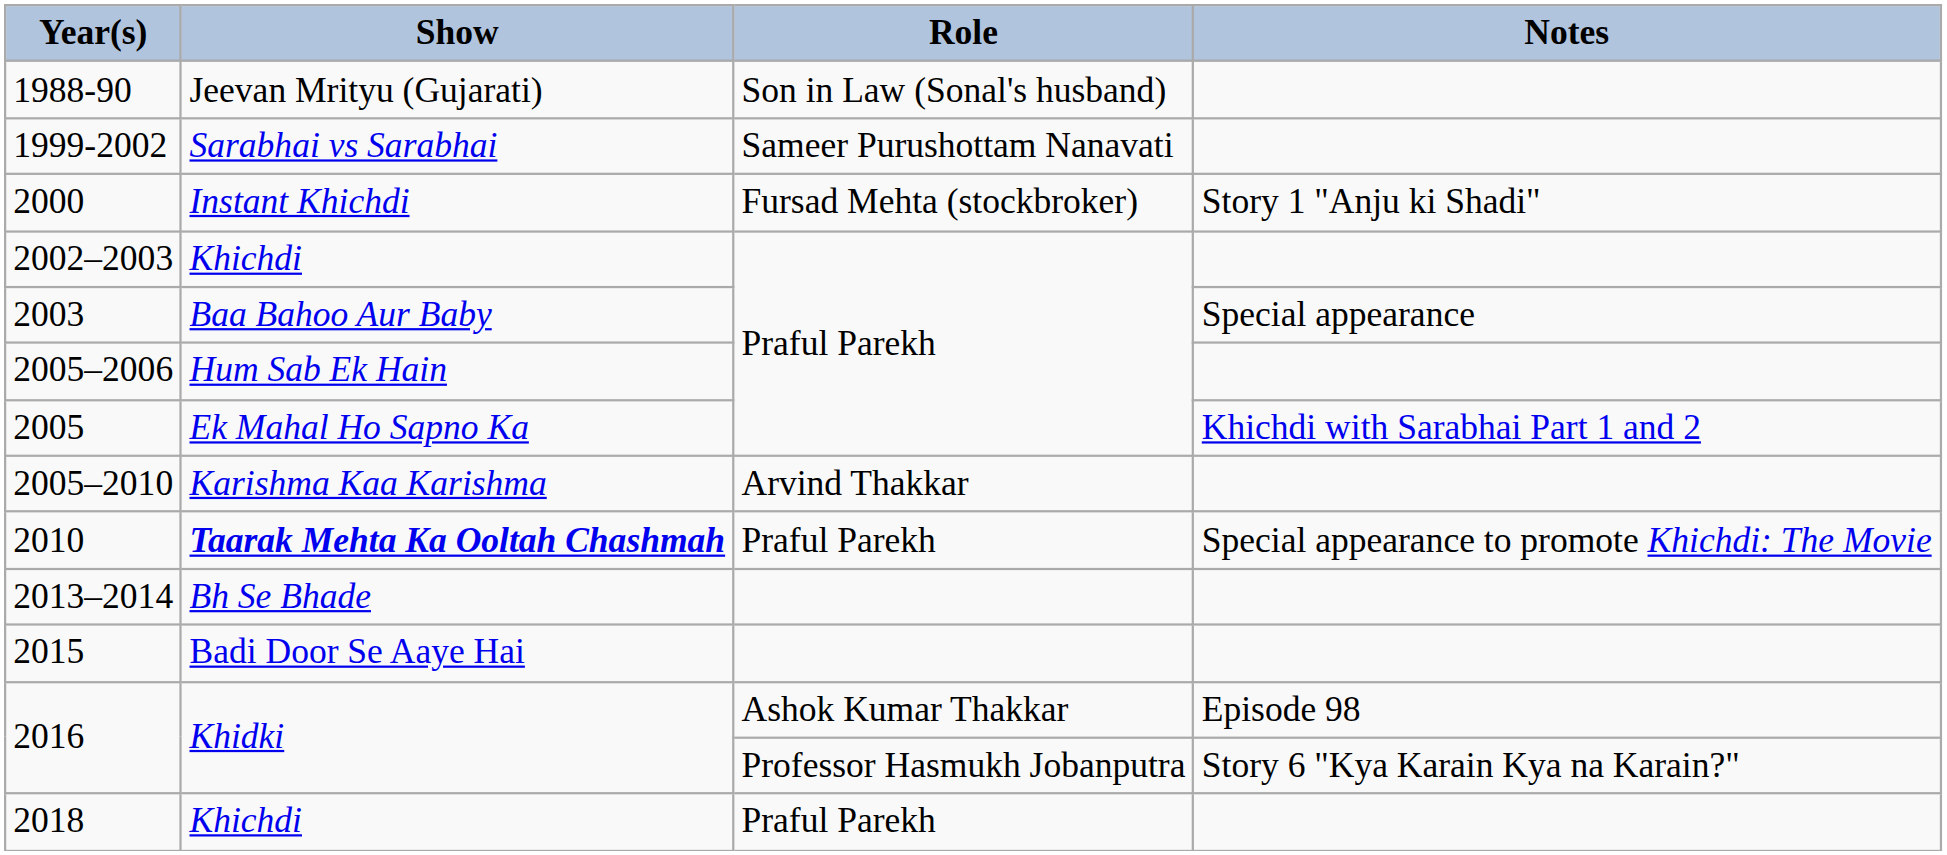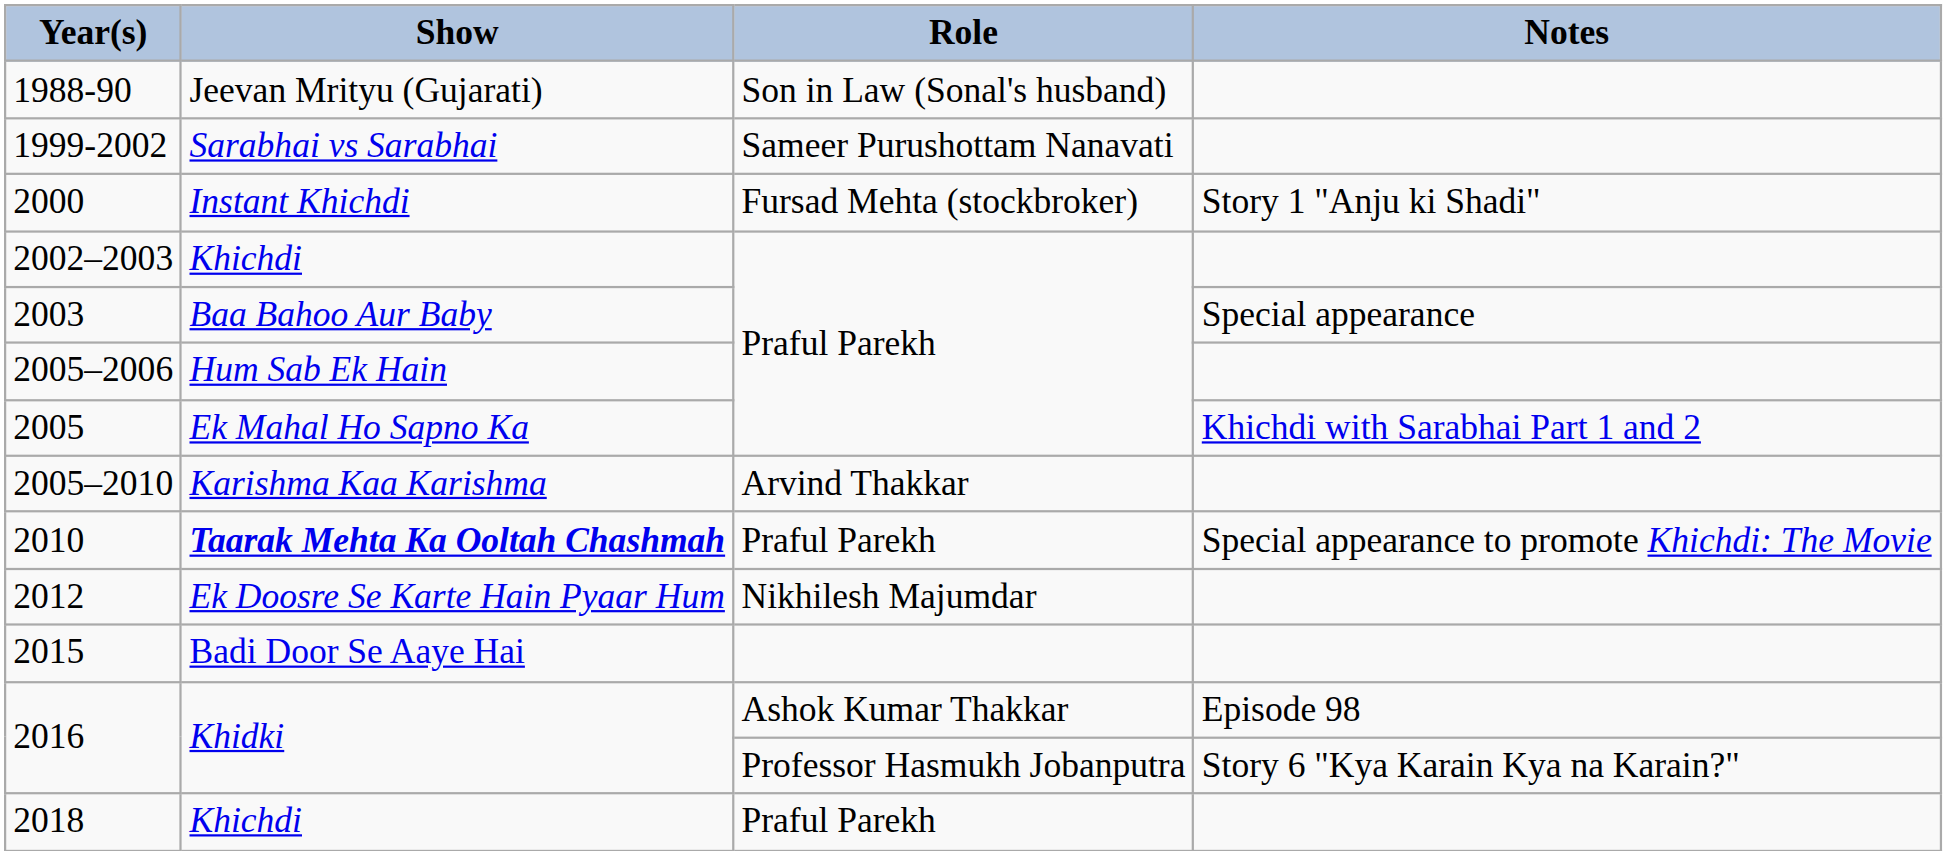+ row: (49, 595)
- row: (93, 595)
